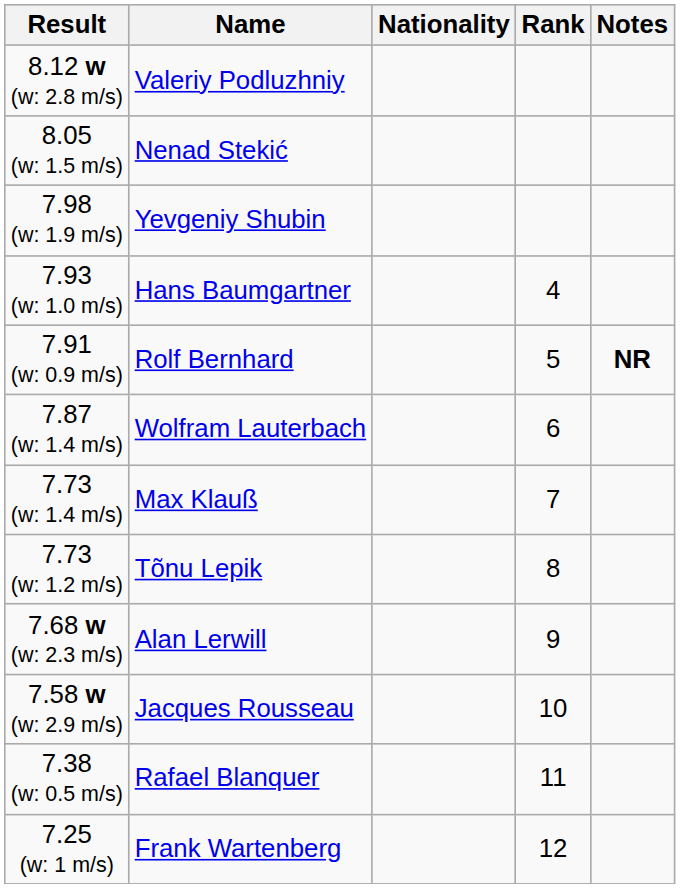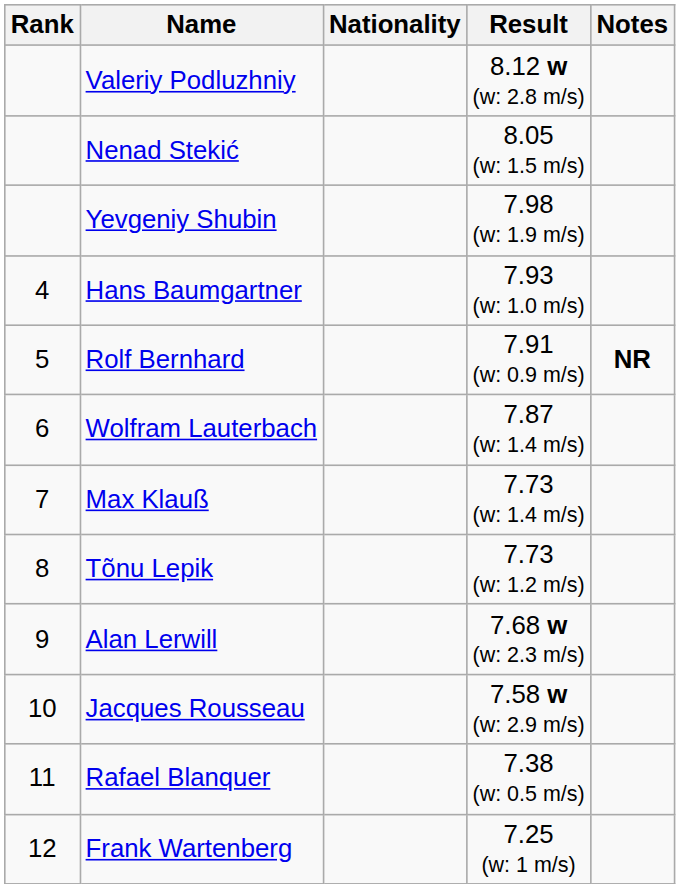columns swapped: (553, 24) <-> (67, 24)
